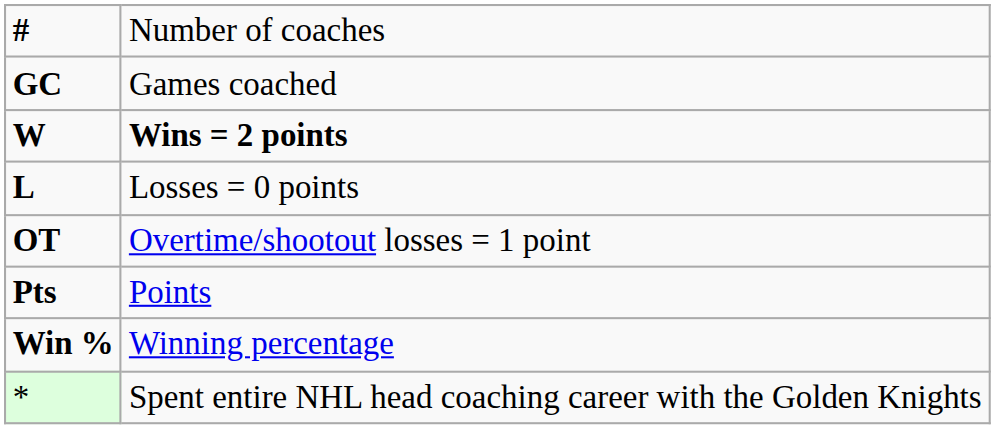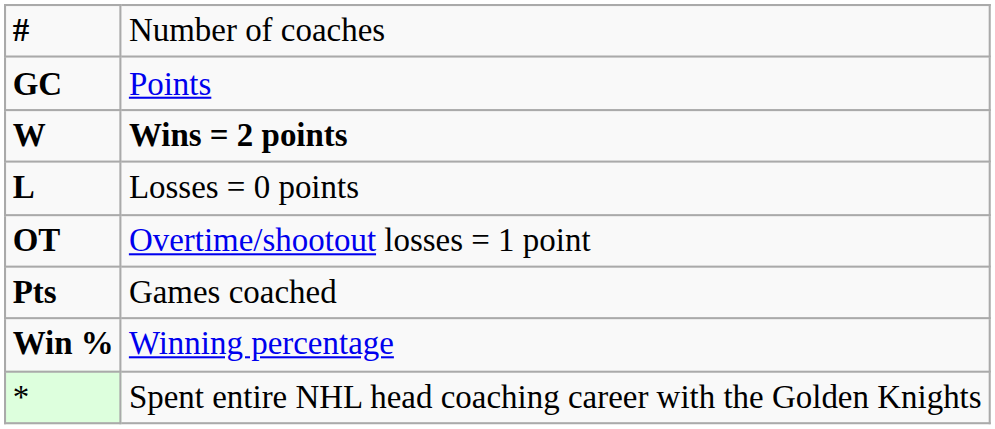(233, 82) Games coached -> (170, 82) Points
(170, 291) Points -> (233, 291) Games coached
